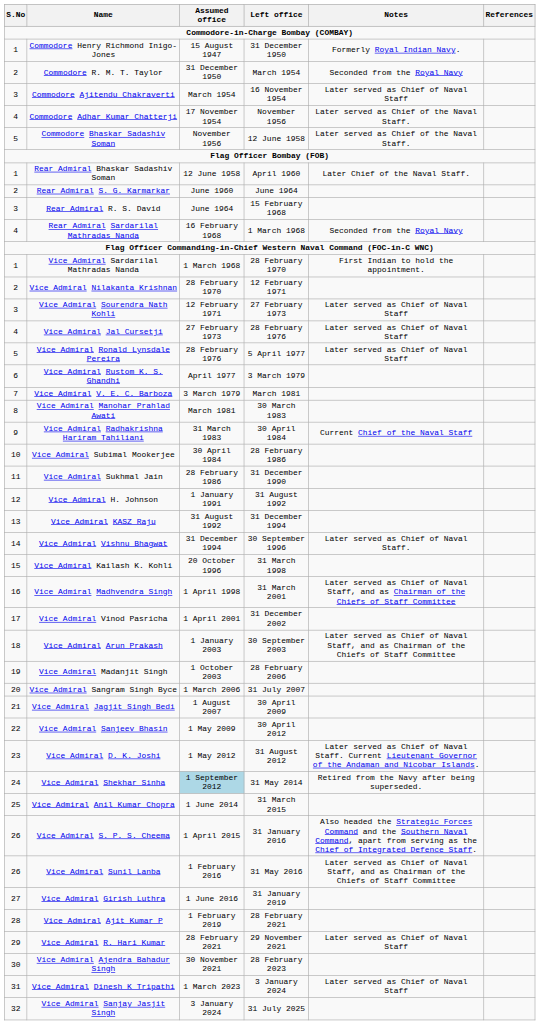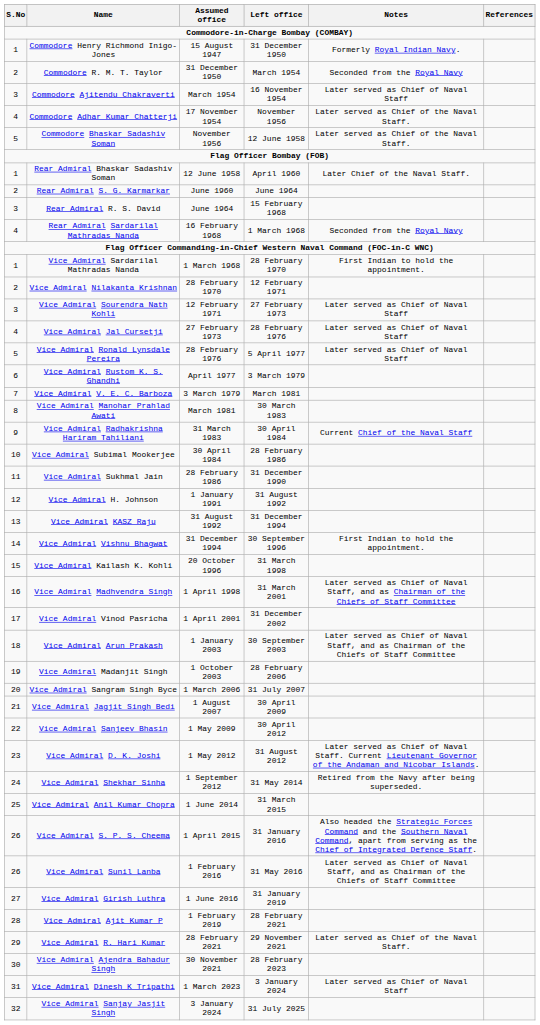(396, 544) Later served as Chief of Naval Staff. -> (396, 544) First Indian to hold the appointment.
(212, 783) lightblue background -> (212, 783) no background
(396, 942) Later served as Chief of Naval Staff -> (396, 942) Later served as Chief of the Naval Staff.
